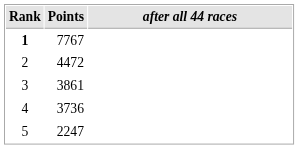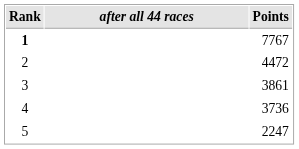columns swapped: (190, 16) <-> (66, 16)
